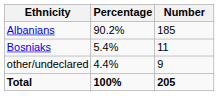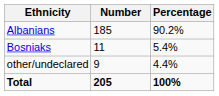columns swapped: (184, 13) <-> (123, 13)
